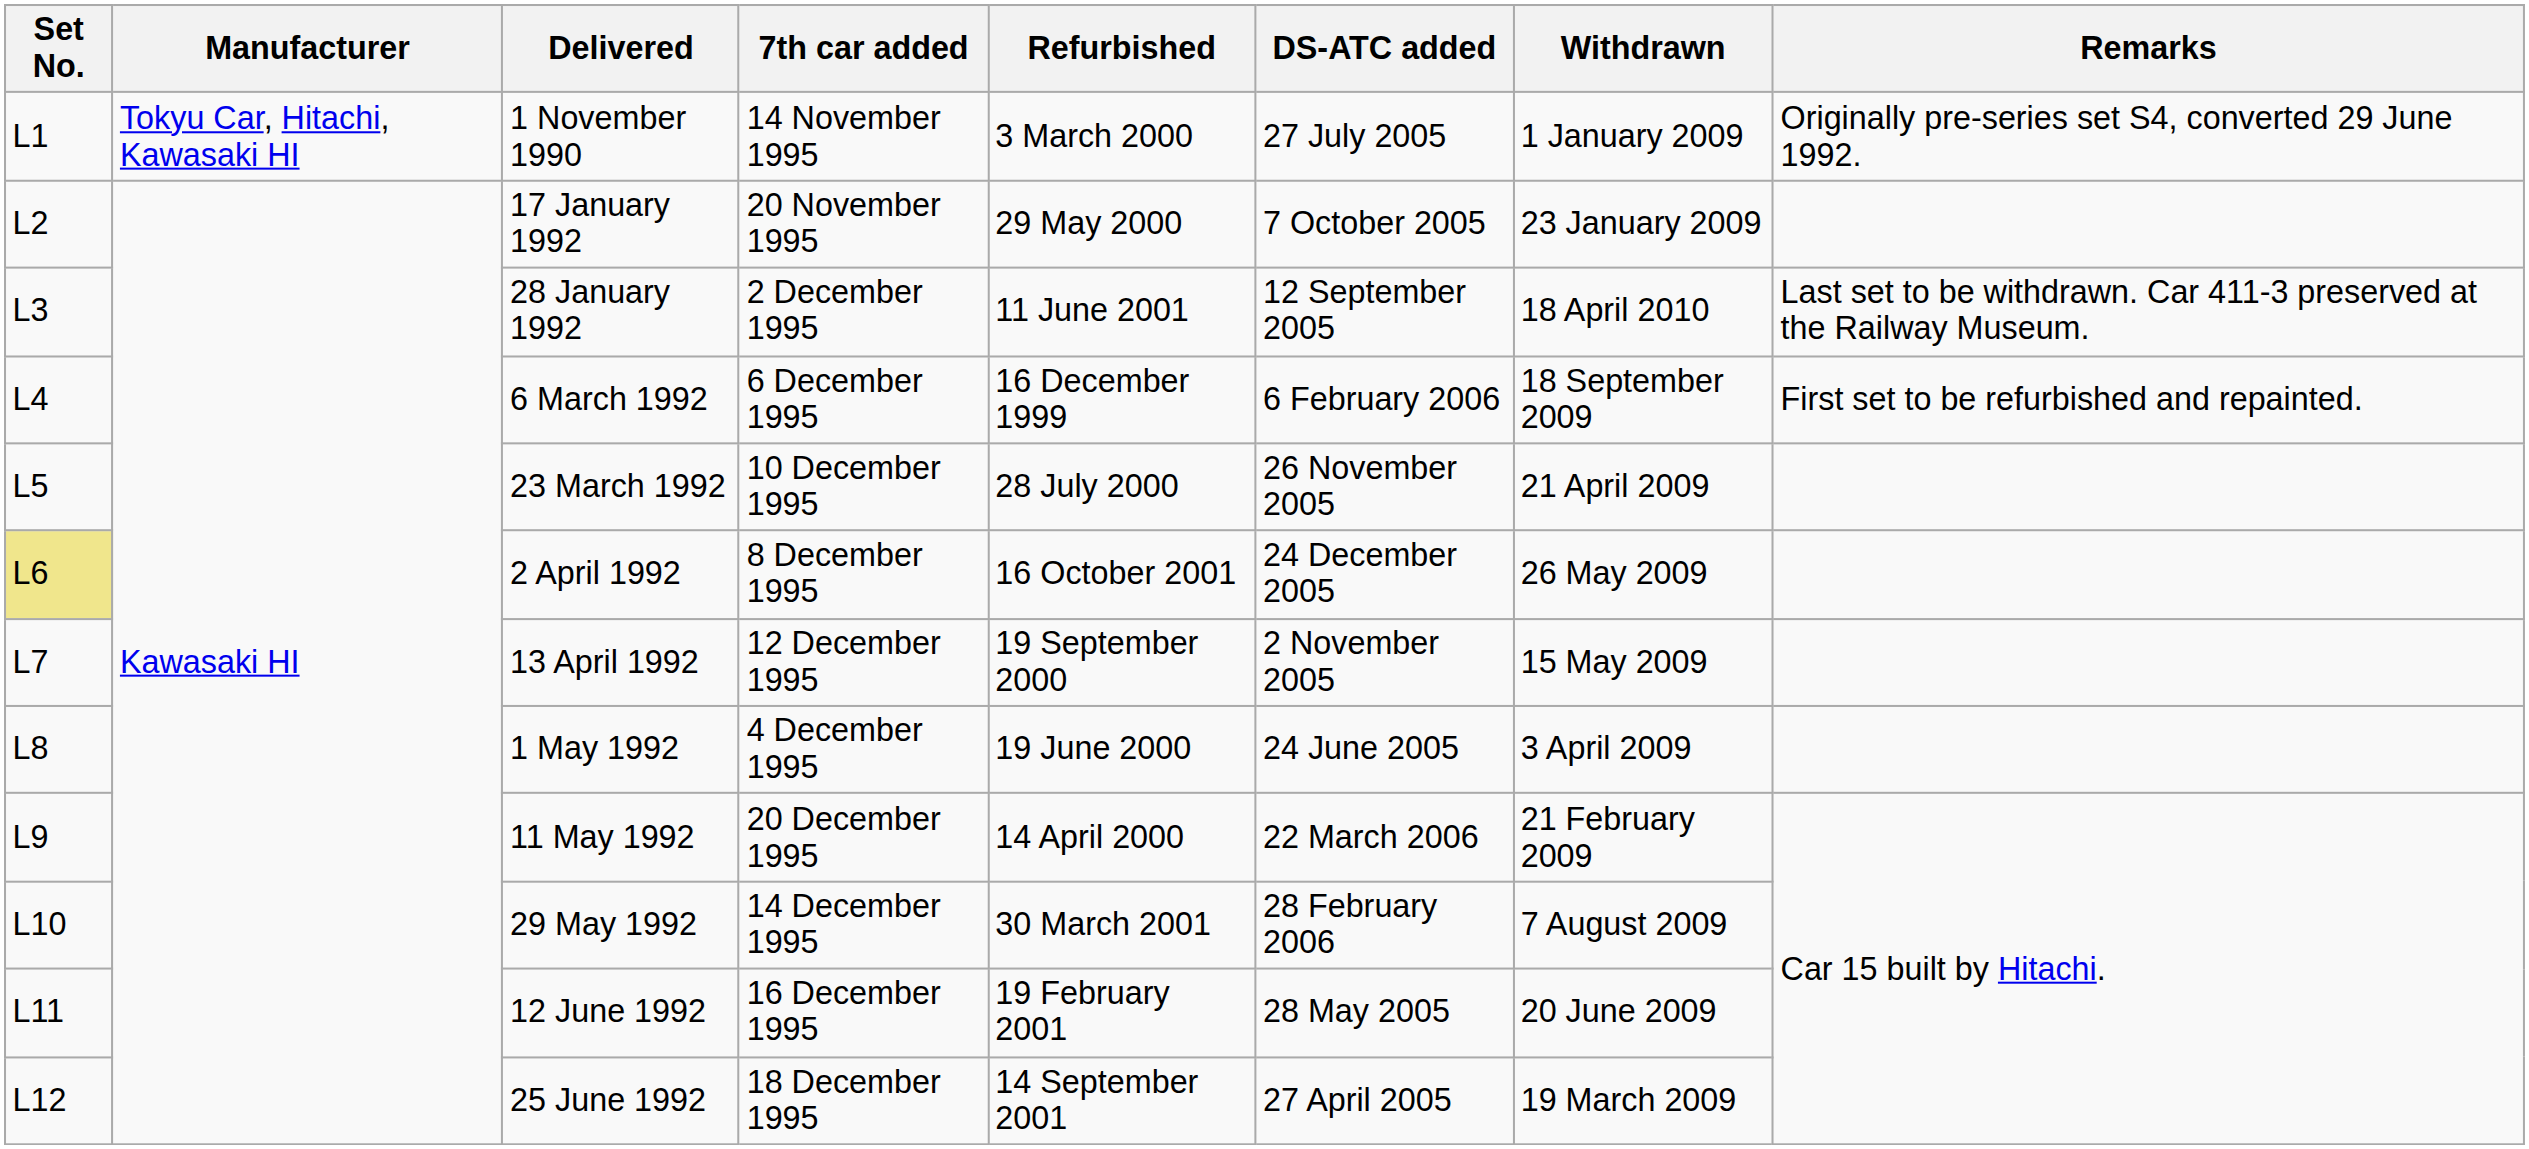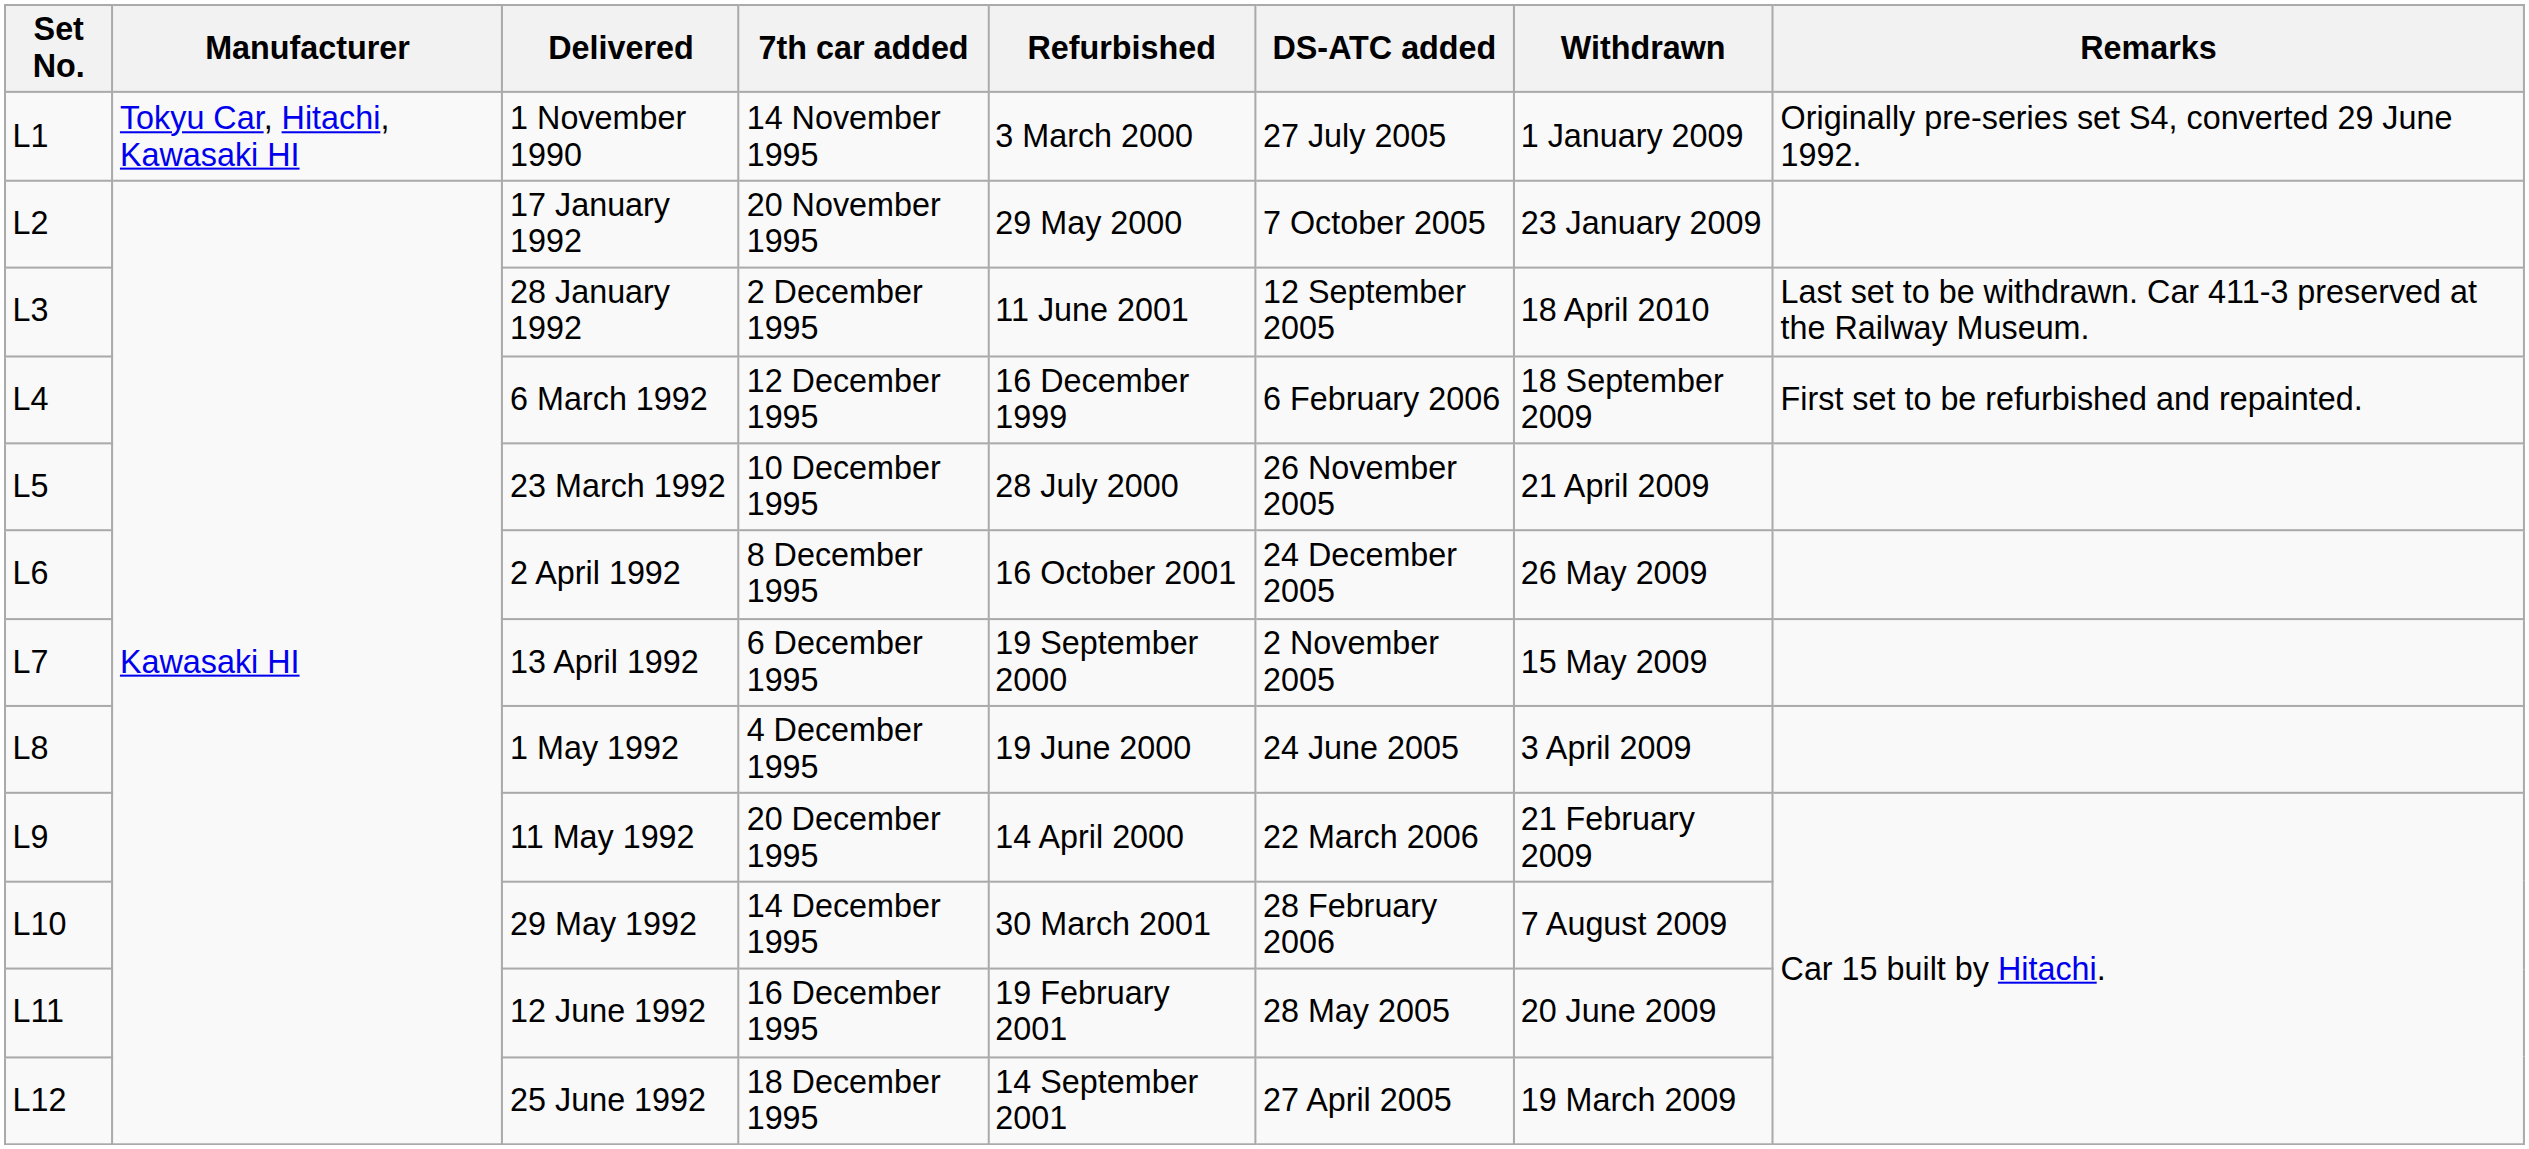(835, 398) 6 December 1995 -> (844, 398) 12 December 1995
(30, 574) khaki background -> (30, 574) no background
(844, 661) 12 December 1995 -> (835, 661) 6 December 1995
